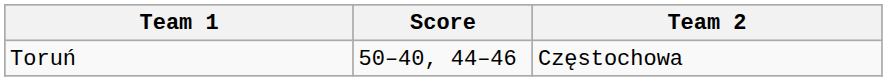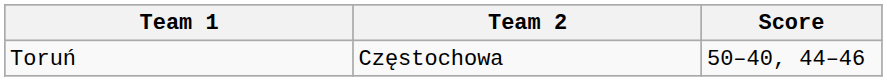columns swapped: (707, 23) <-> (443, 23)
